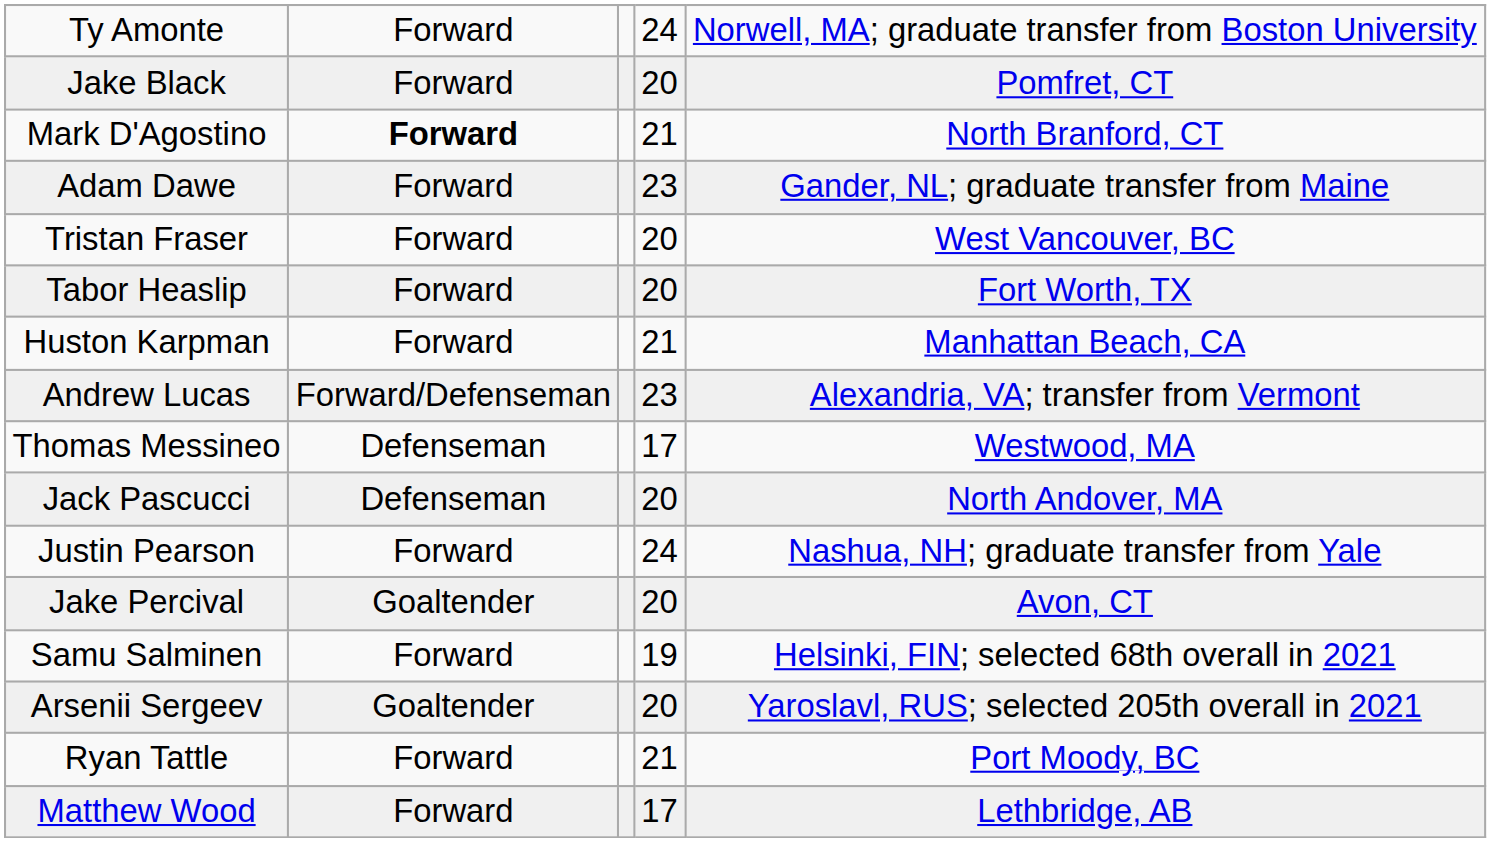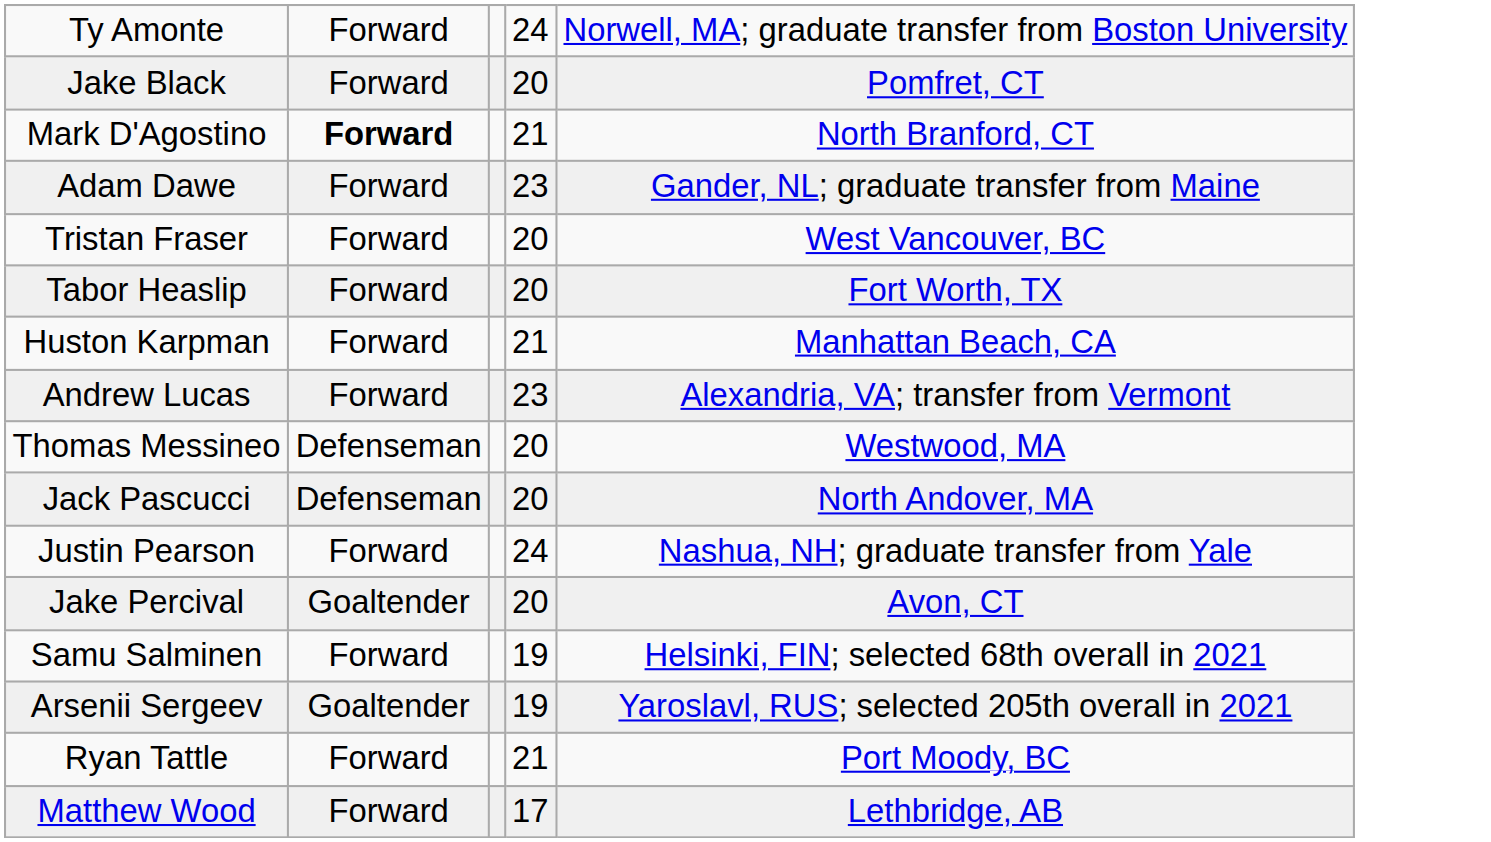(453, 394) Forward/Defenseman -> (389, 394) Forward
(660, 446) 17 -> (530, 446) 20
(660, 706) 20 -> (530, 706) 19
